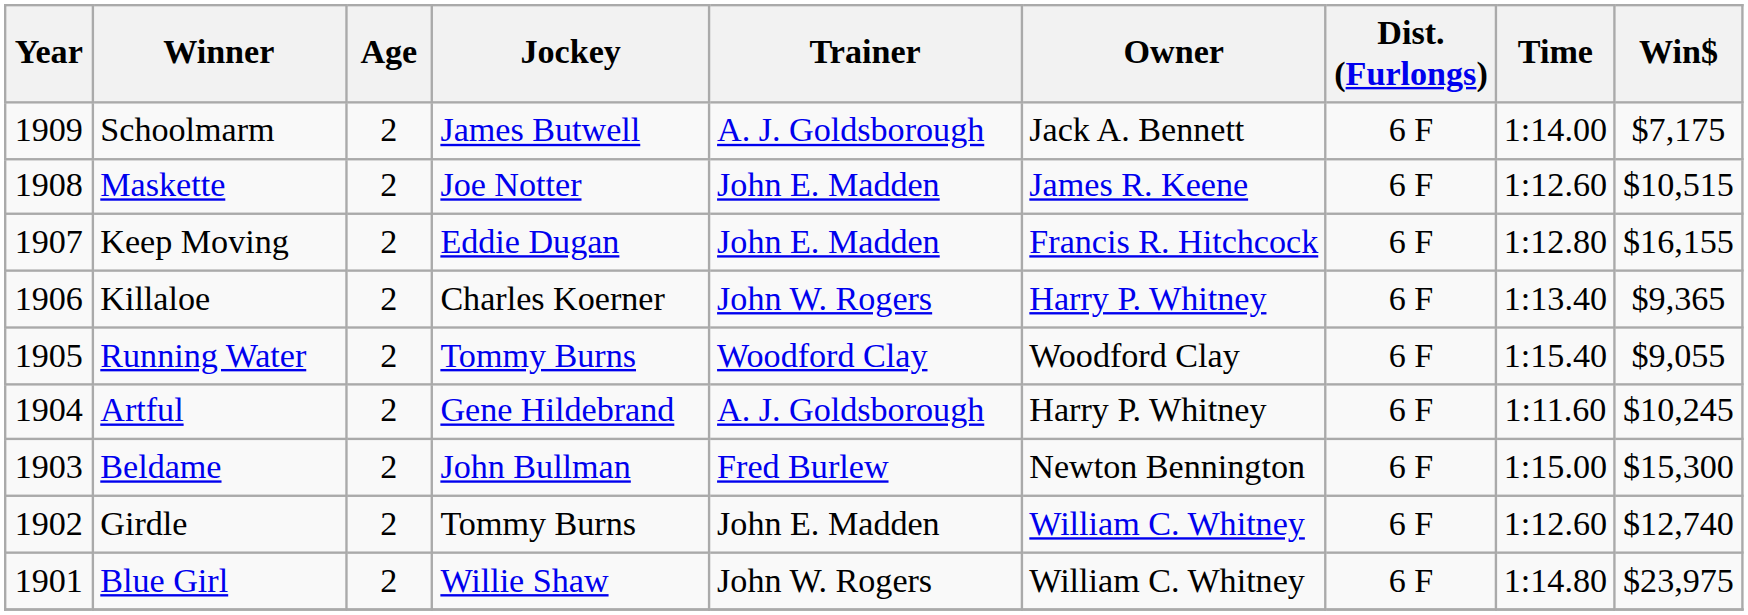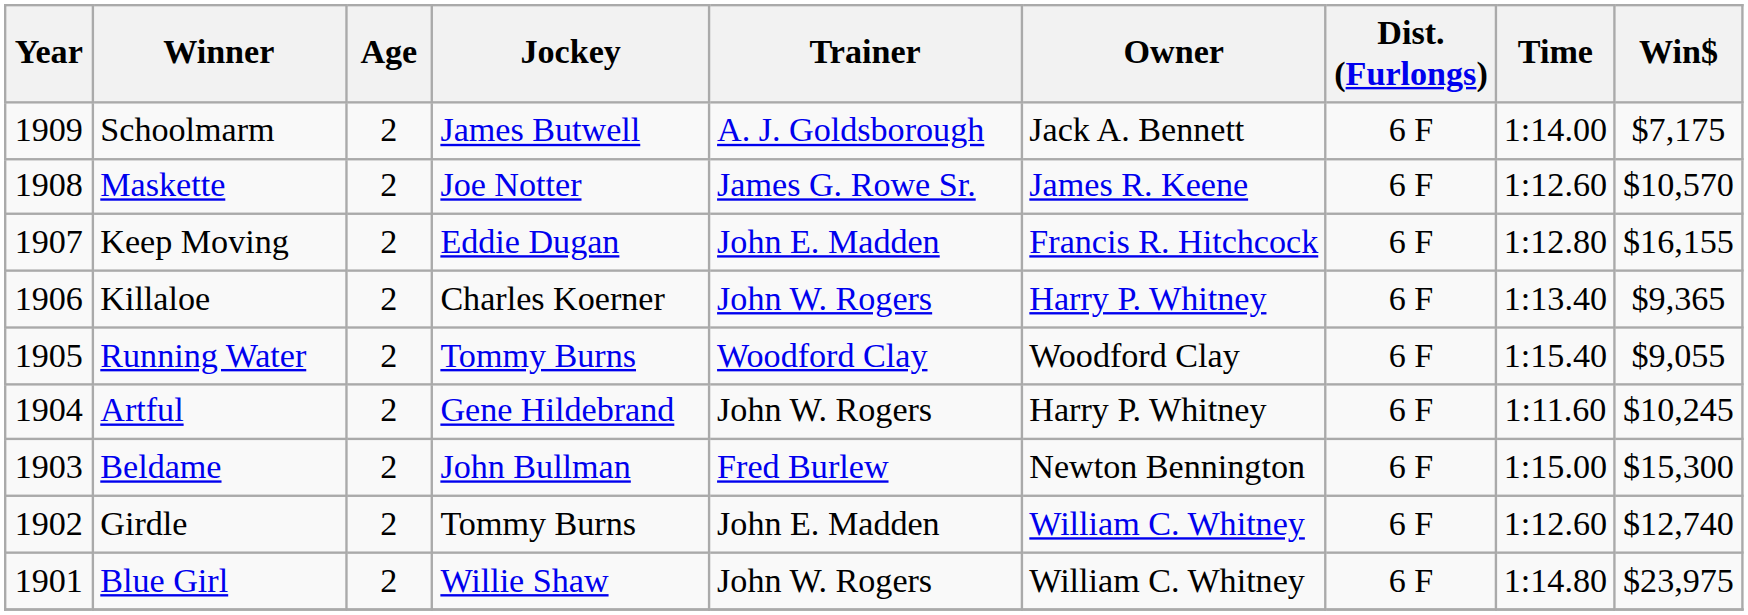(828, 185) John E. Madden -> (846, 185) James G. Rowe Sr.
(1678, 185) $10,515 -> (1678, 185) $10,570
(851, 411) A. J. Goldsborough -> (825, 411) John W. Rogers
